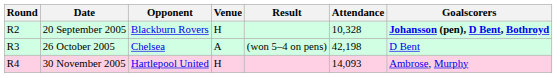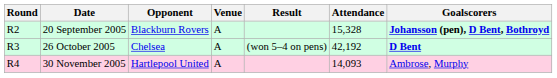(218, 30) H -> (218, 30) A
(347, 30) 10,328 -> (347, 30) 15,328
(347, 47) 42,198 -> (347, 47) 42,192
(405, 47) normal -> (405, 47) bold
(218, 64) H -> (218, 64) A
